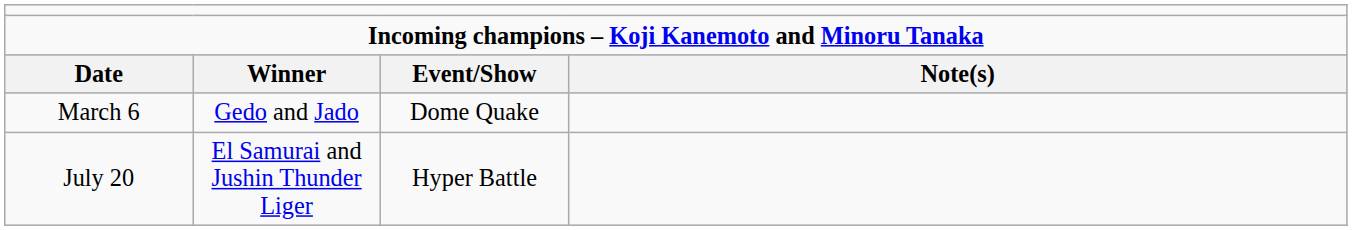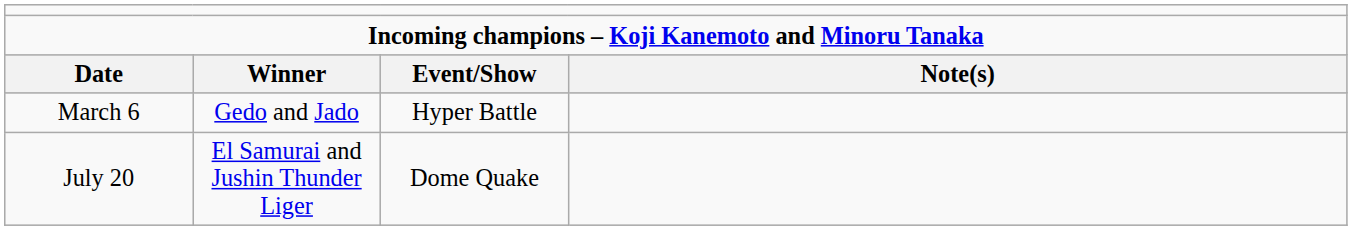(474, 112) Dome Quake -> (474, 112) Hyper Battle
(474, 178) Hyper Battle -> (474, 178) Dome Quake
